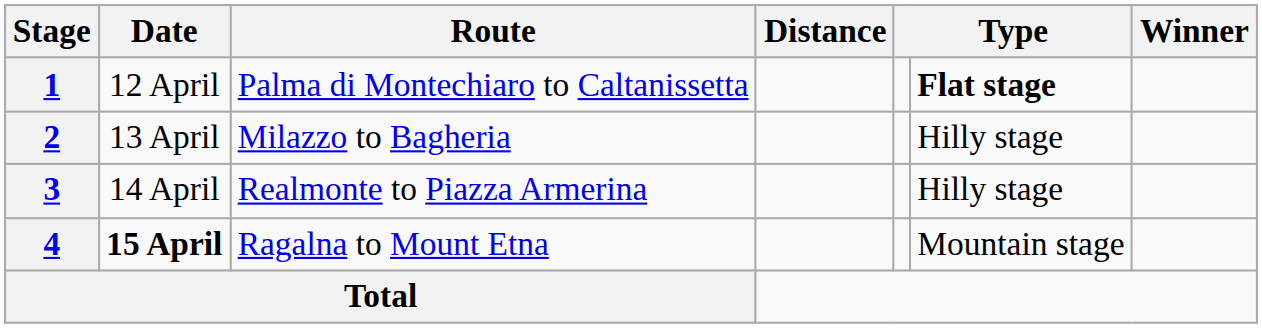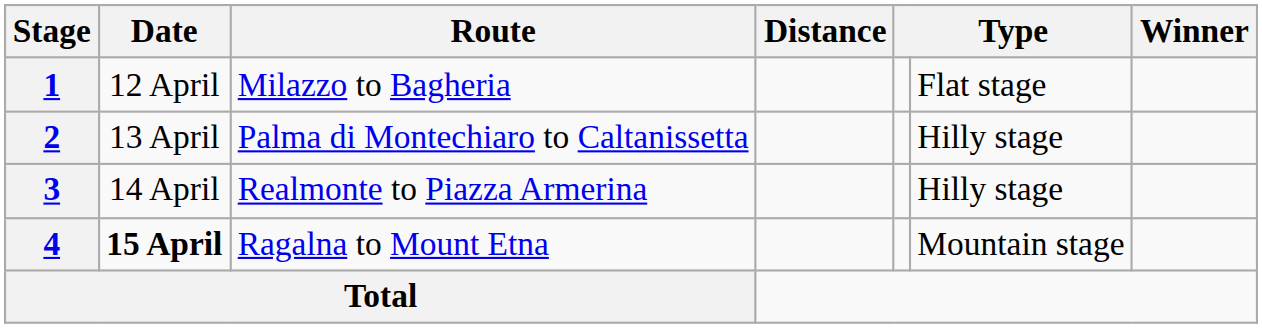(493, 84) Palma di Montechiaro to Caltanissetta -> (374, 84) Milazzo to Bagheria
(987, 84) bold -> (982, 84) normal
(374, 137) Milazzo to Bagheria -> (493, 137) Palma di Montechiaro to Caltanissetta
